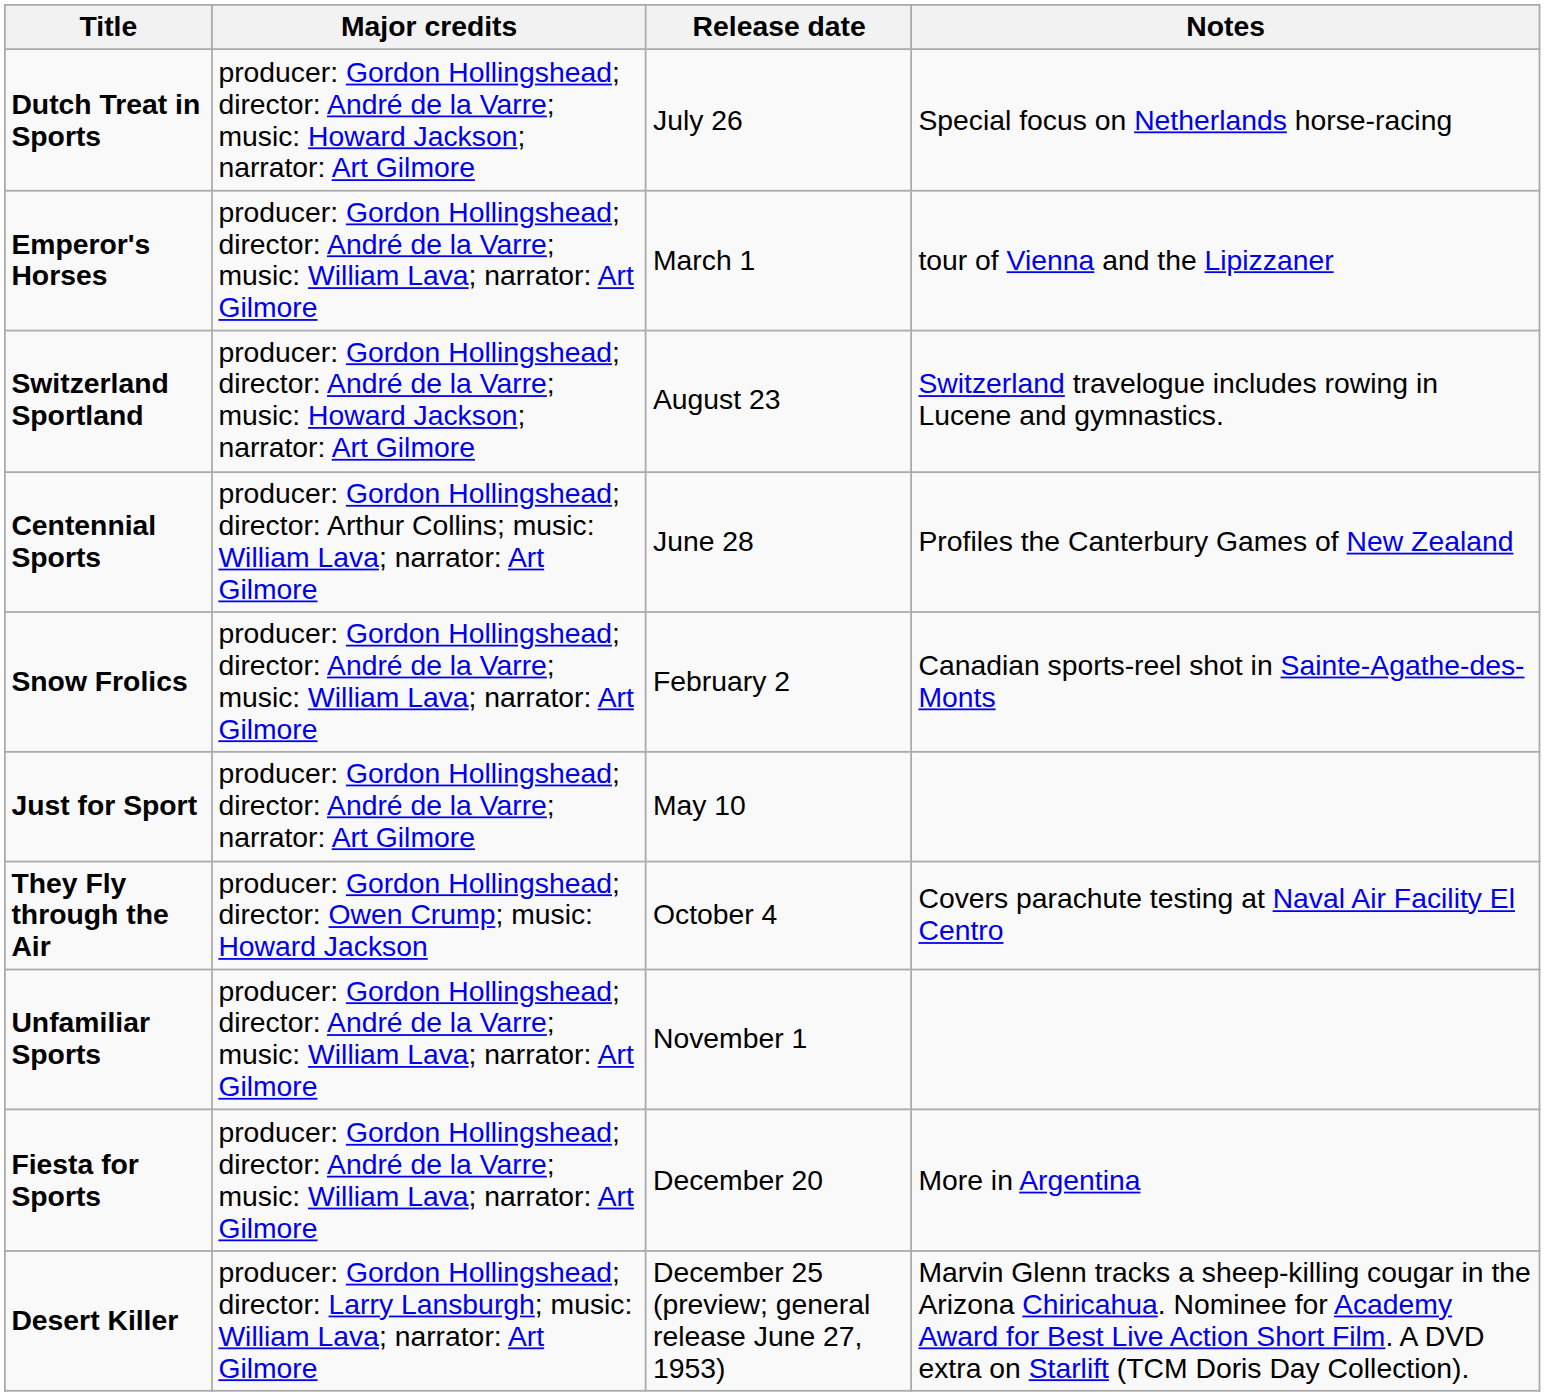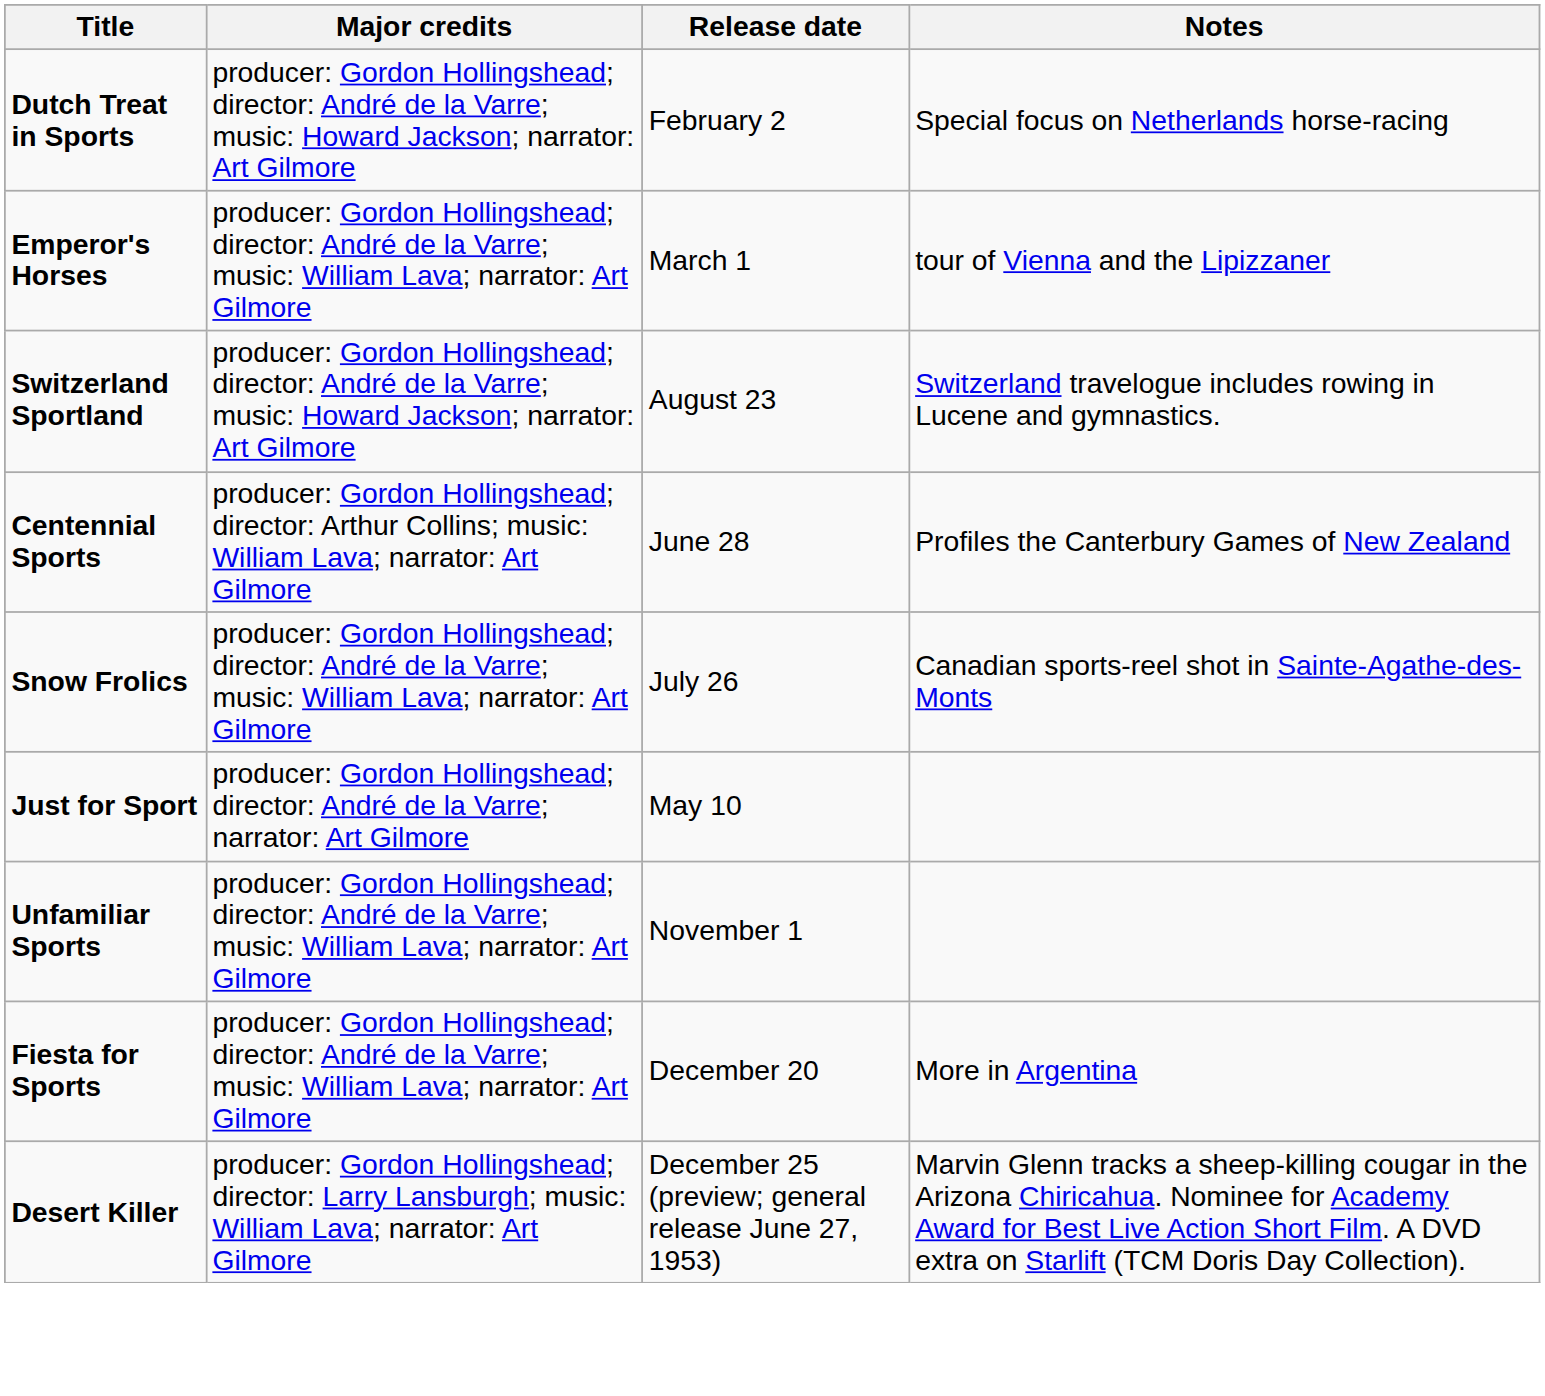(698, 119) July 26 -> (717, 119) February 2
(721, 681) February 2 -> (694, 681) July 26
- row: (90, 914)
